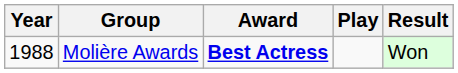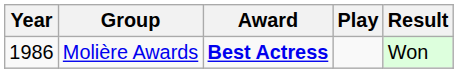(31, 52) 1988 -> (31, 52) 1986
